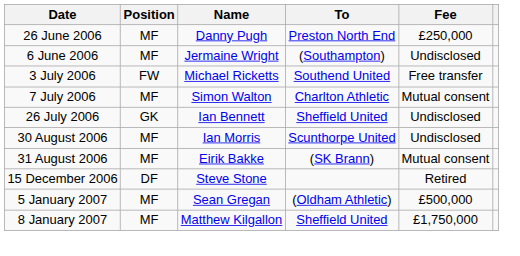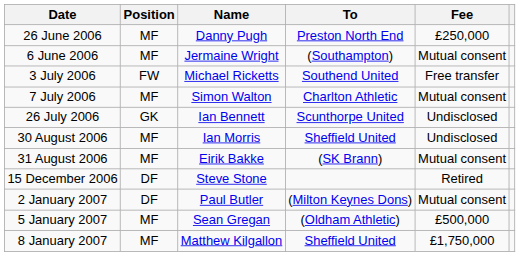(446, 55) Undisclosed -> (462, 55) Mutual consent
(342, 117) Sheffield United -> (350, 117) Scunthorpe United
(342, 138) Scunthorpe United -> (350, 138) Sheffield United
+ row: (63, 199)
